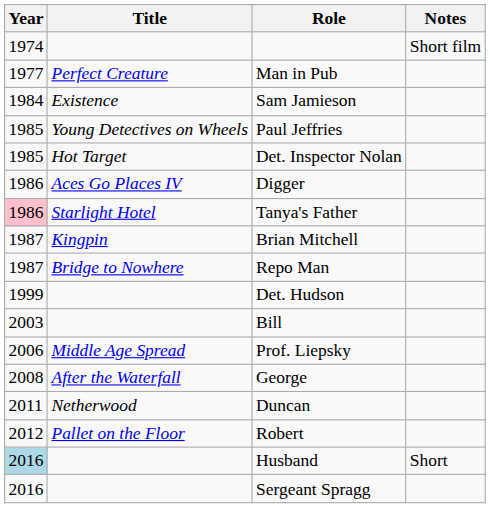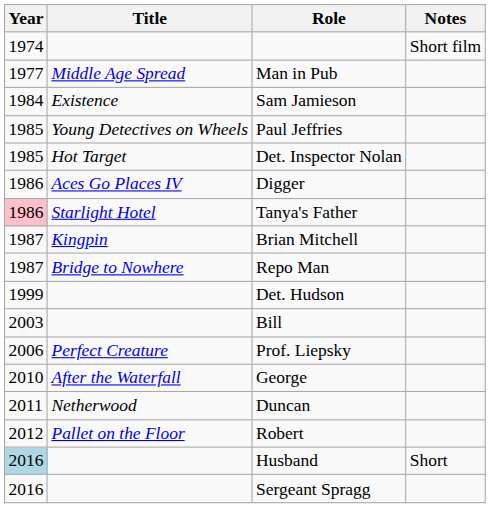(110, 73) Perfect Creature -> (118, 73) Middle Age Spread
(118, 350) Middle Age Spread -> (110, 350) Perfect Creature
(26, 377) 2008 -> (26, 377) 2010
